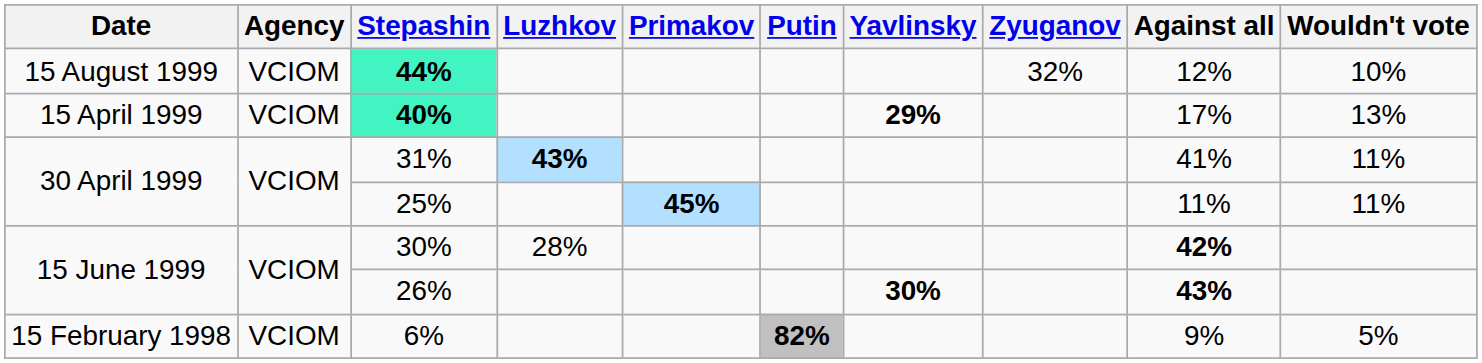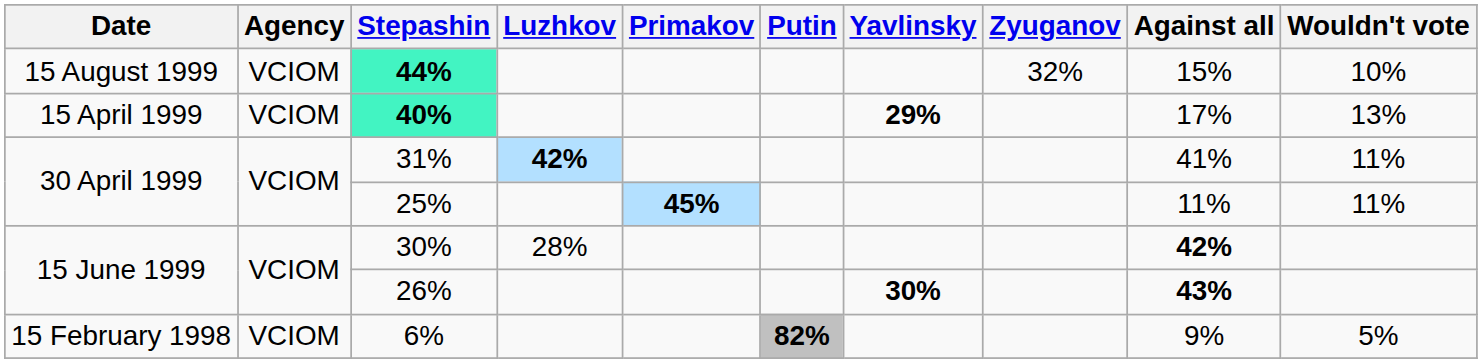(1204, 70) 12% -> (1204, 70) 15%
(560, 159) 43% -> (560, 159) 42%
